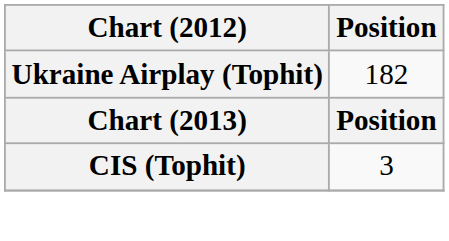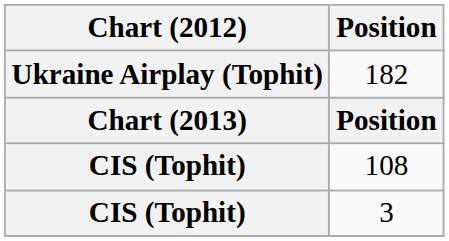+ row: (386, 166)
